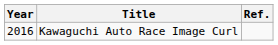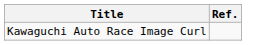- column: (20, 13)
